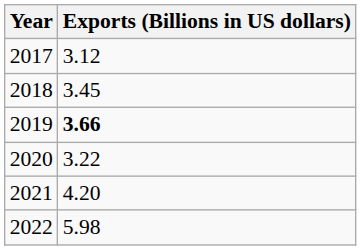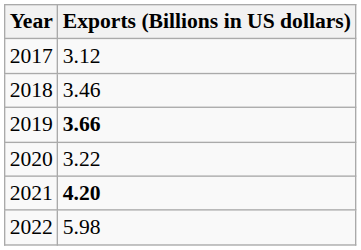(82, 90) 3.45 -> (82, 90) 3.46
(82, 192) normal -> (82, 192) bold
